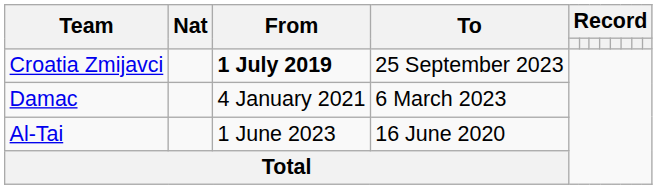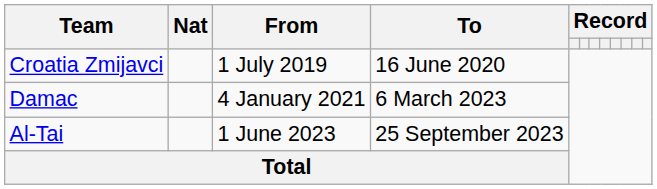(275, 65) bold -> (272, 65) normal
(469, 65) 25 September 2023 -> (440, 65) 16 June 2020
(440, 133) 16 June 2020 -> (469, 133) 25 September 2023
